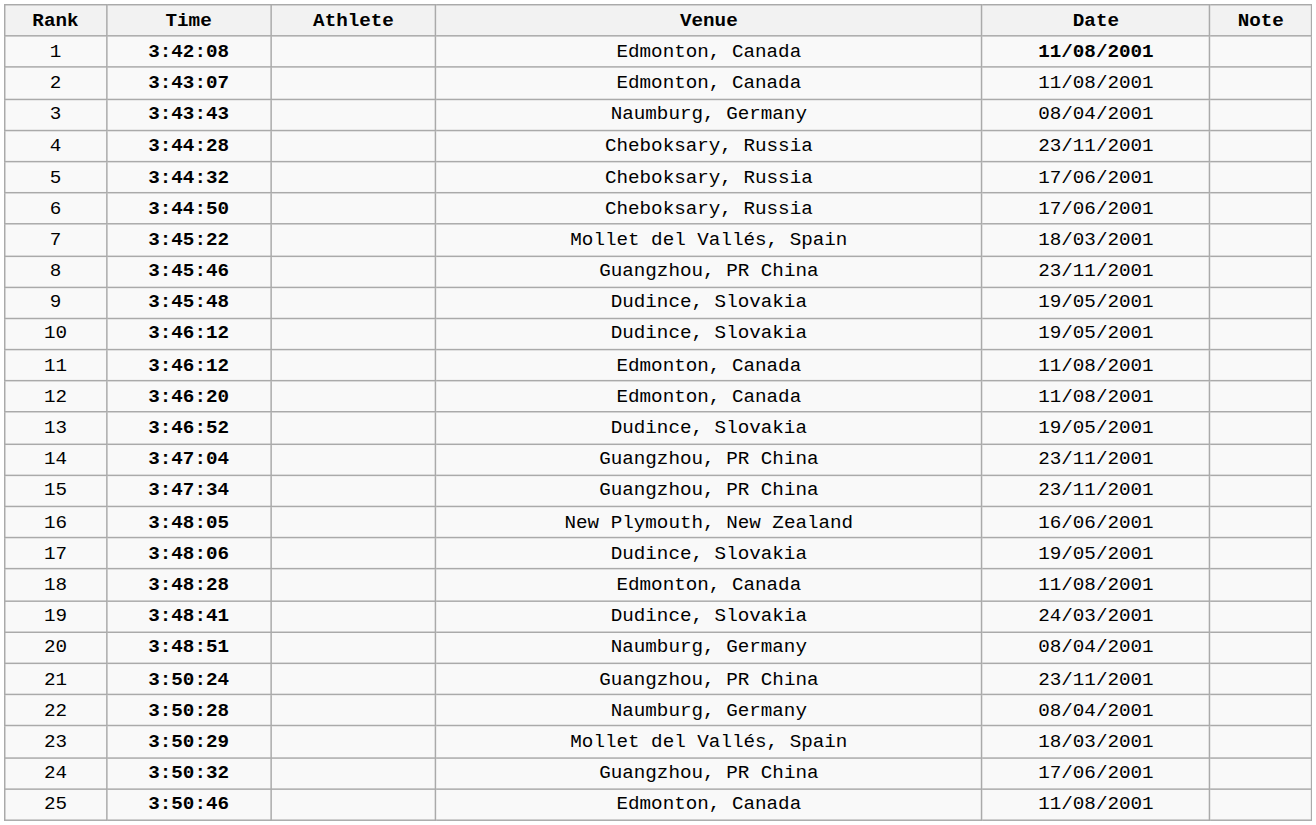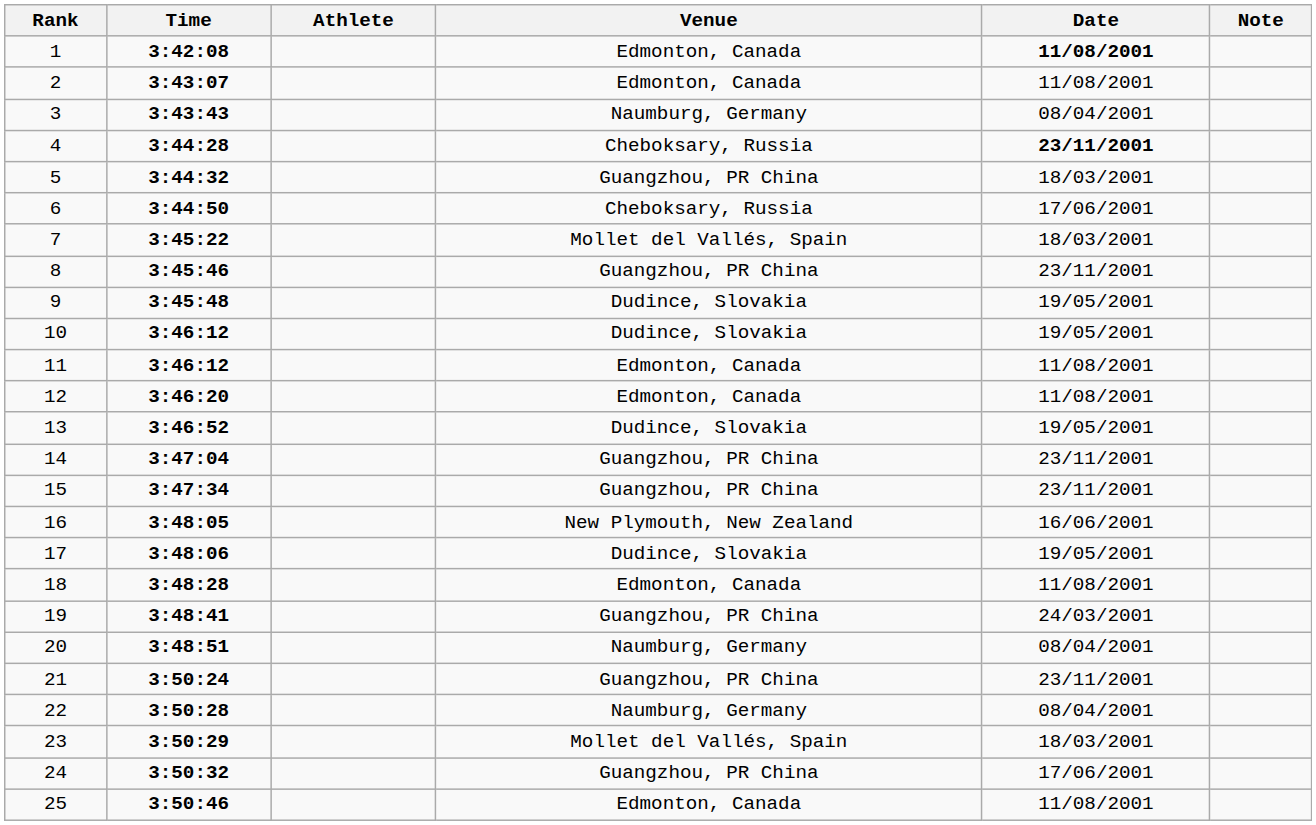(1096, 146) normal -> (1096, 146) bold
(709, 177) Cheboksary, Russia -> (709, 177) Guangzhou, PR China
(1096, 177) 17/06/2001 -> (1096, 177) 18/03/2001
(709, 616) Dudince, Slovakia -> (709, 616) Guangzhou, PR China
